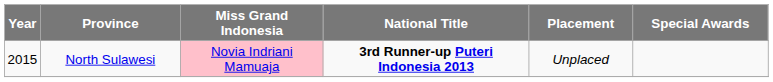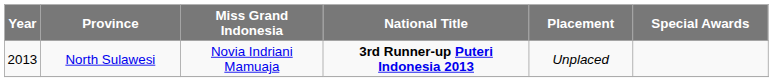(22, 59) 2015 -> (22, 59) 2013
(252, 59) pink background -> (252, 59) no background
